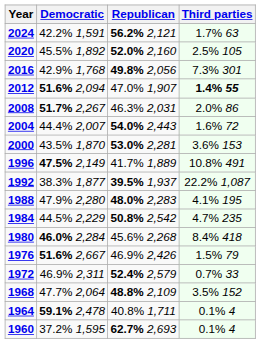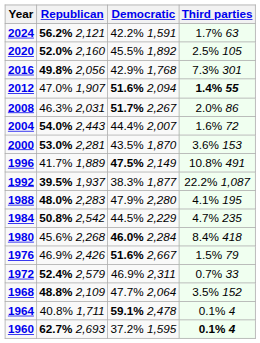columns swapped: (143, 14) <-> (72, 14)
(217, 329) normal -> (217, 329) bold
